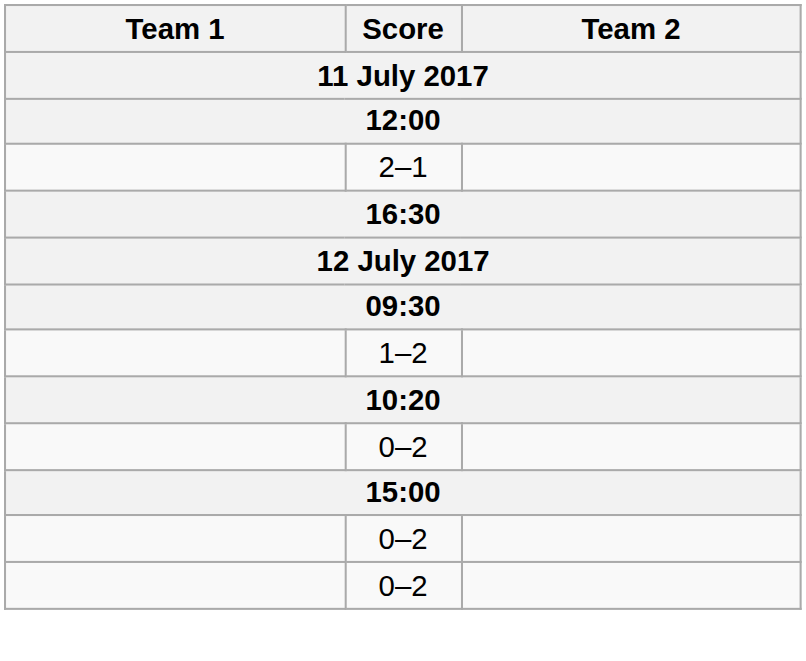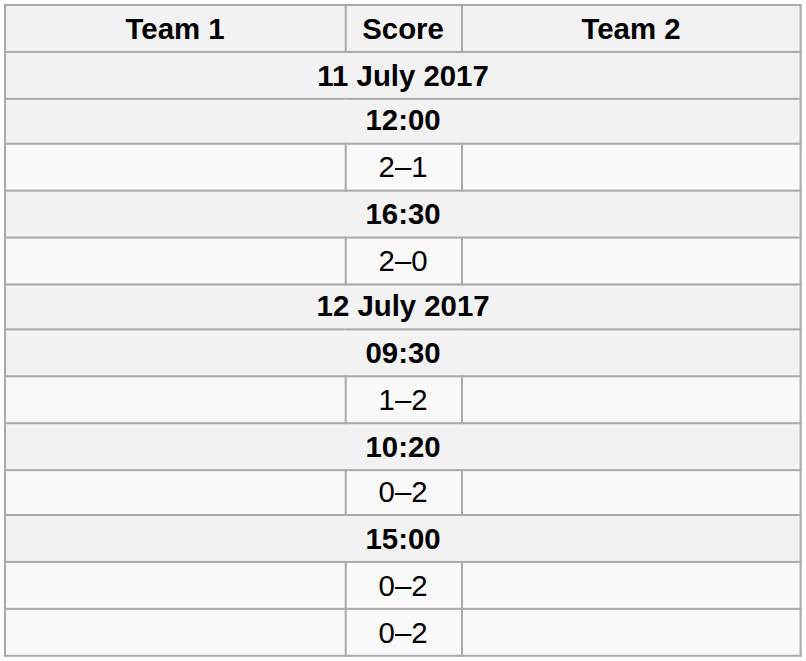+ row: (175, 261)
